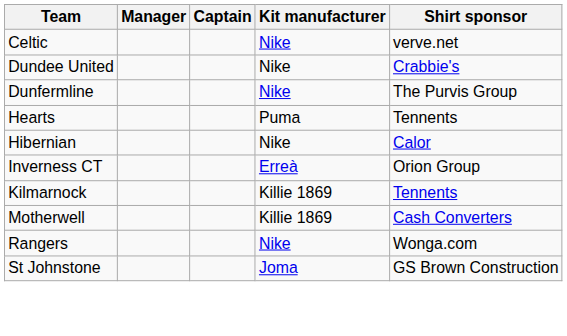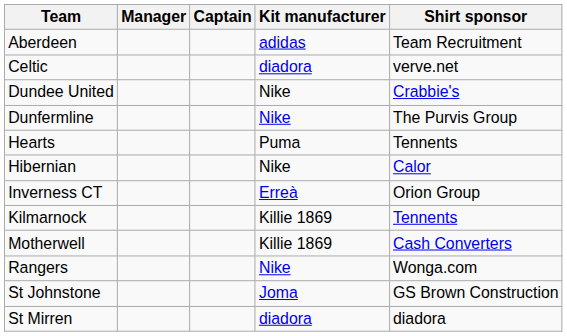+ row: (42, 42)
(275, 42) Nike -> (285, 67) diadora
+ row: (40, 318)
